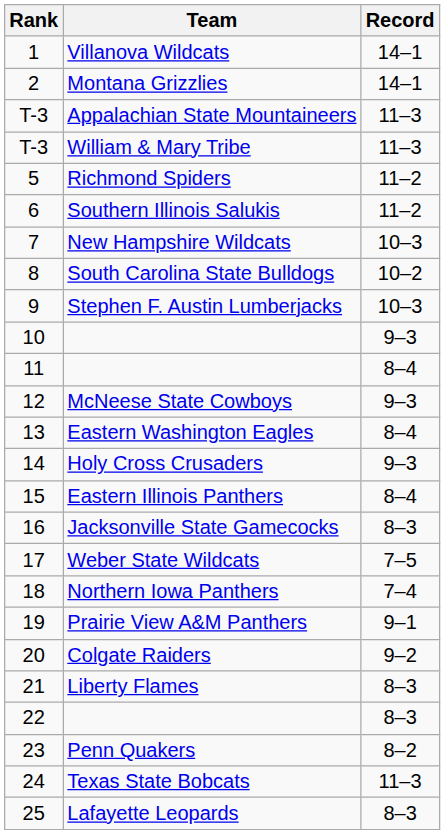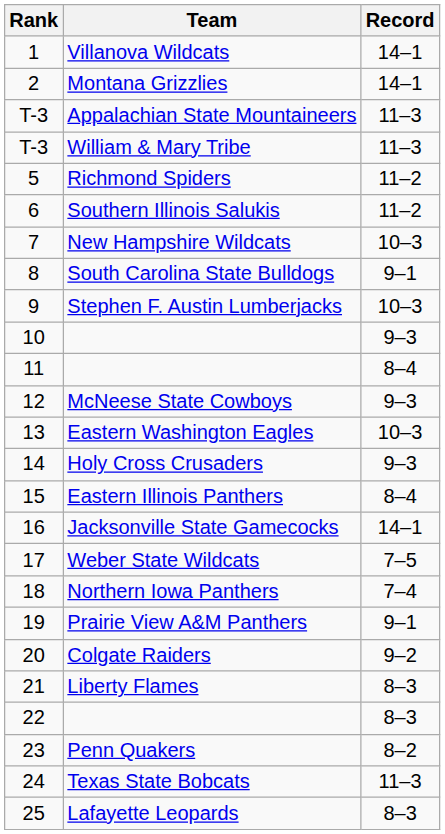(400, 274) 10–2 -> (400, 274) 9–1
(400, 432) 8–4 -> (400, 432) 10–3
(400, 527) 8–3 -> (400, 527) 14–1
